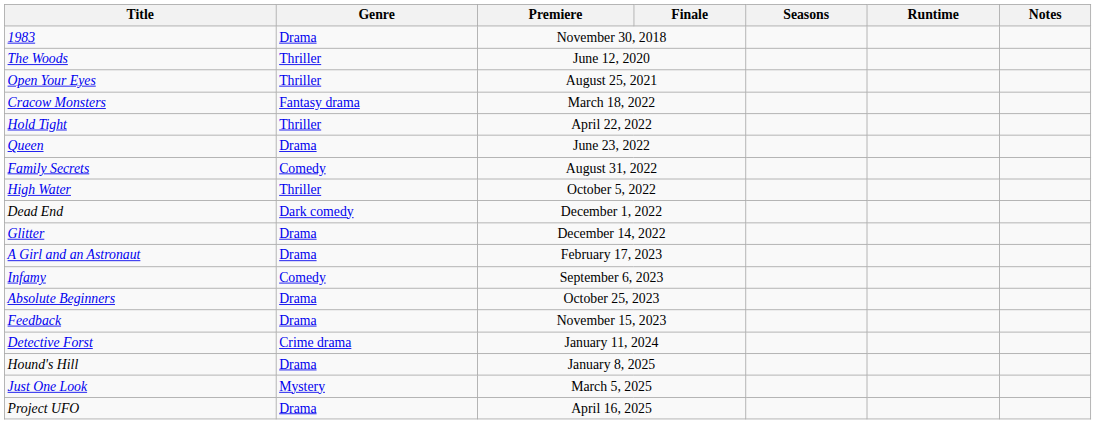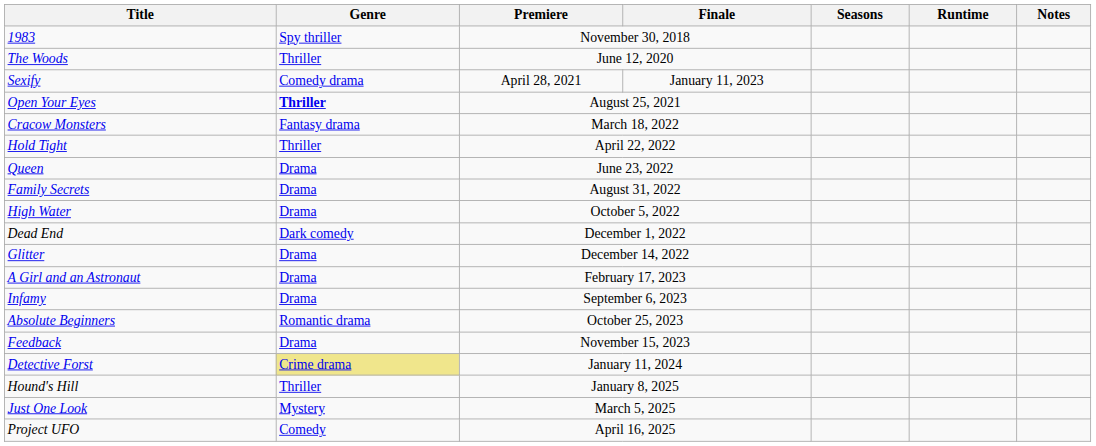(298, 37) Drama -> (310, 37) Spy thriller
+ row: (24, 80)
(300, 80) normal -> (302, 102) bold
(302, 168) Comedy -> (298, 189) Drama
(300, 189) Thriller -> (298, 211) Drama
(302, 277) Comedy -> (298, 299) Drama
(298, 299) Drama -> (325, 320) Romantic drama
(315, 342) no background -> (315, 364) khaki background
(298, 364) Drama -> (300, 386) Thriller
(298, 408) Drama -> (302, 430) Comedy
